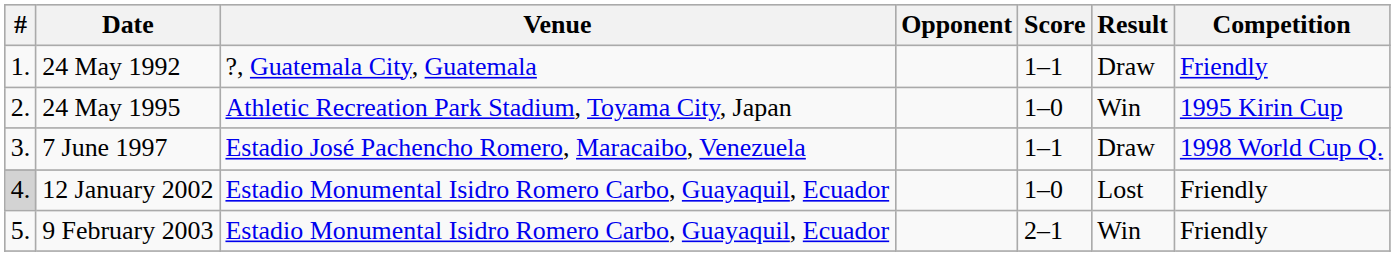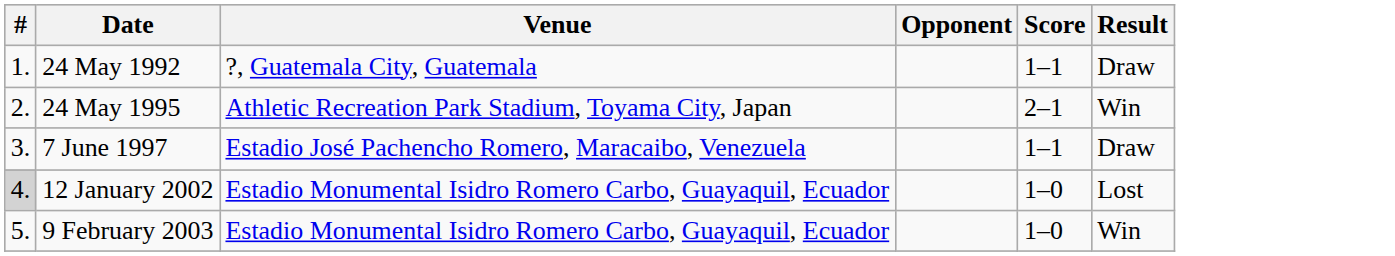- column: (1282, 25)
(1043, 107) 1–0 -> (1043, 107) 2–1
(1043, 230) 2–1 -> (1043, 230) 1–0
